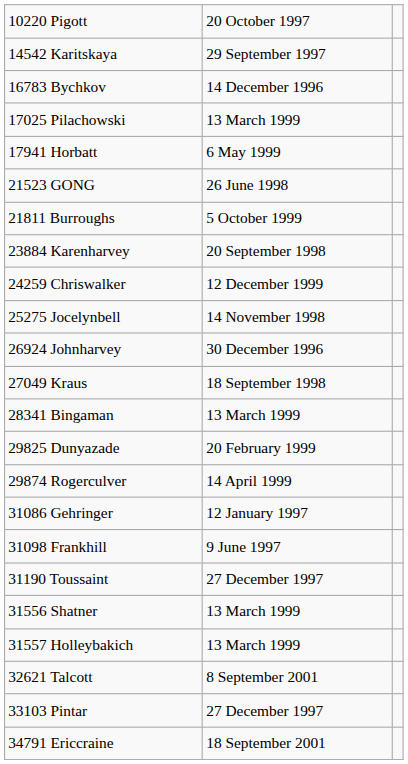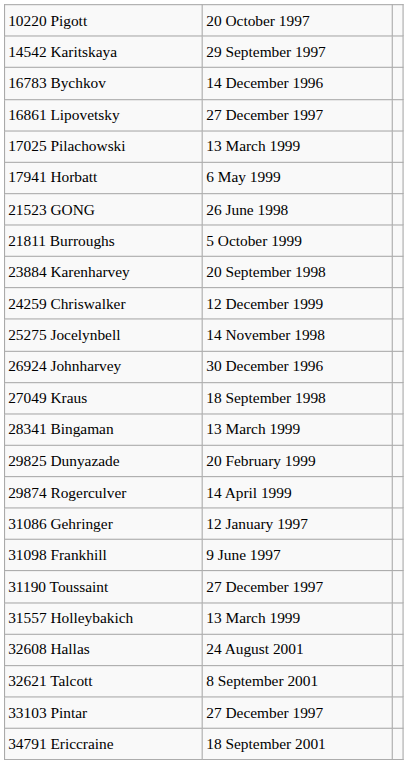+ row: (64, 114)
- row: (53, 612)
+ row: (49, 649)
